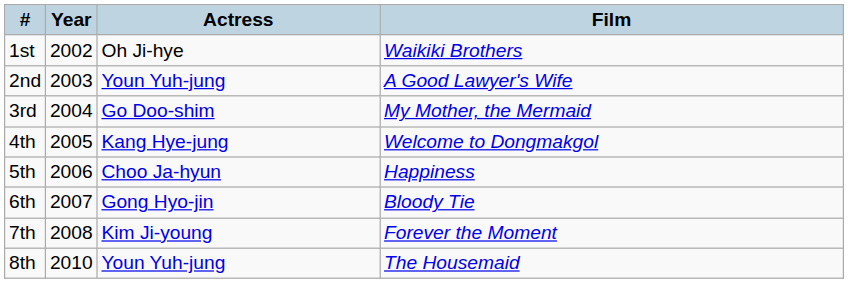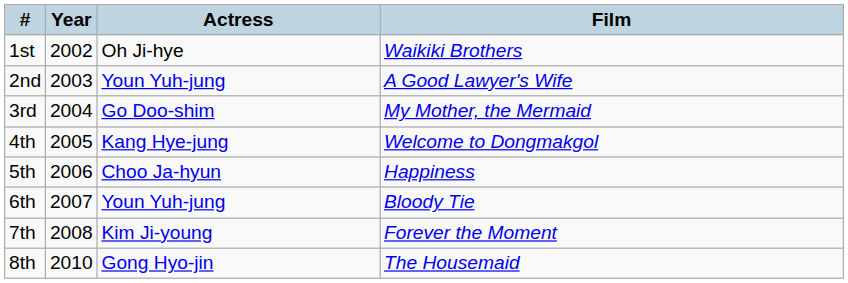(158, 202) Gong Hyo-jin -> (163, 202) Youn Yuh-jung
(163, 263) Youn Yuh-jung -> (158, 263) Gong Hyo-jin
